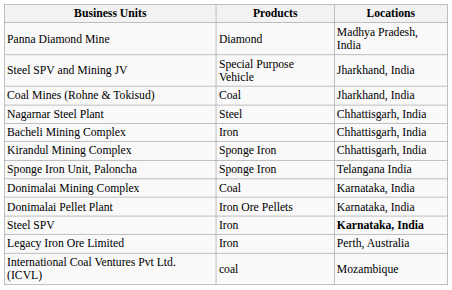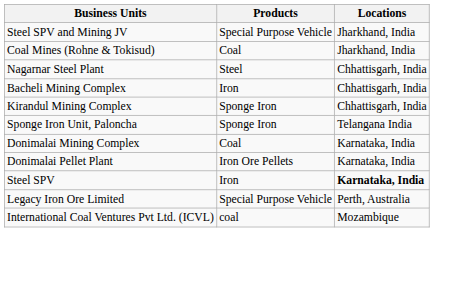- row: (58, 38)
(229, 243) Iron -> (276, 198) Special Purpose Vehicle
